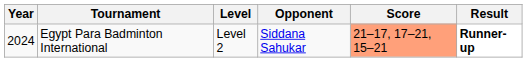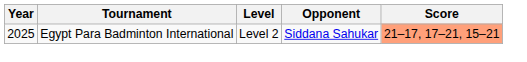- column: (489, 14)
(21, 41) 2024 -> (21, 34) 2025
